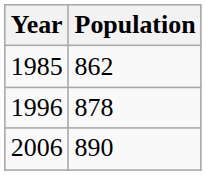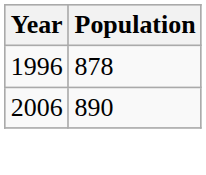- row: (37, 66)
